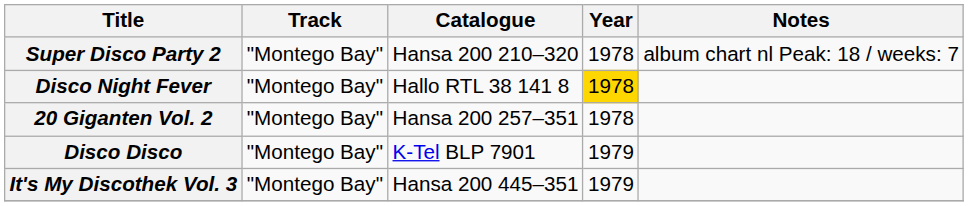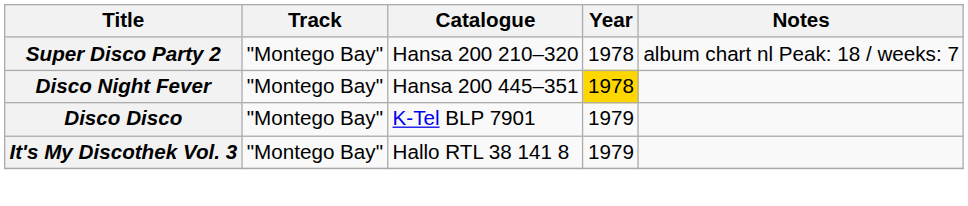(481, 86) Hallo RTL 38 141 8 -> (485, 86) Hansa 200 445–351
- row: (123, 119)
(485, 184) Hansa 200 445–351 -> (481, 151) Hallo RTL 38 141 8
